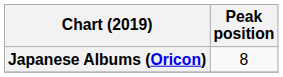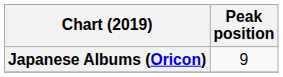(244, 59) 8 -> (244, 59) 9
